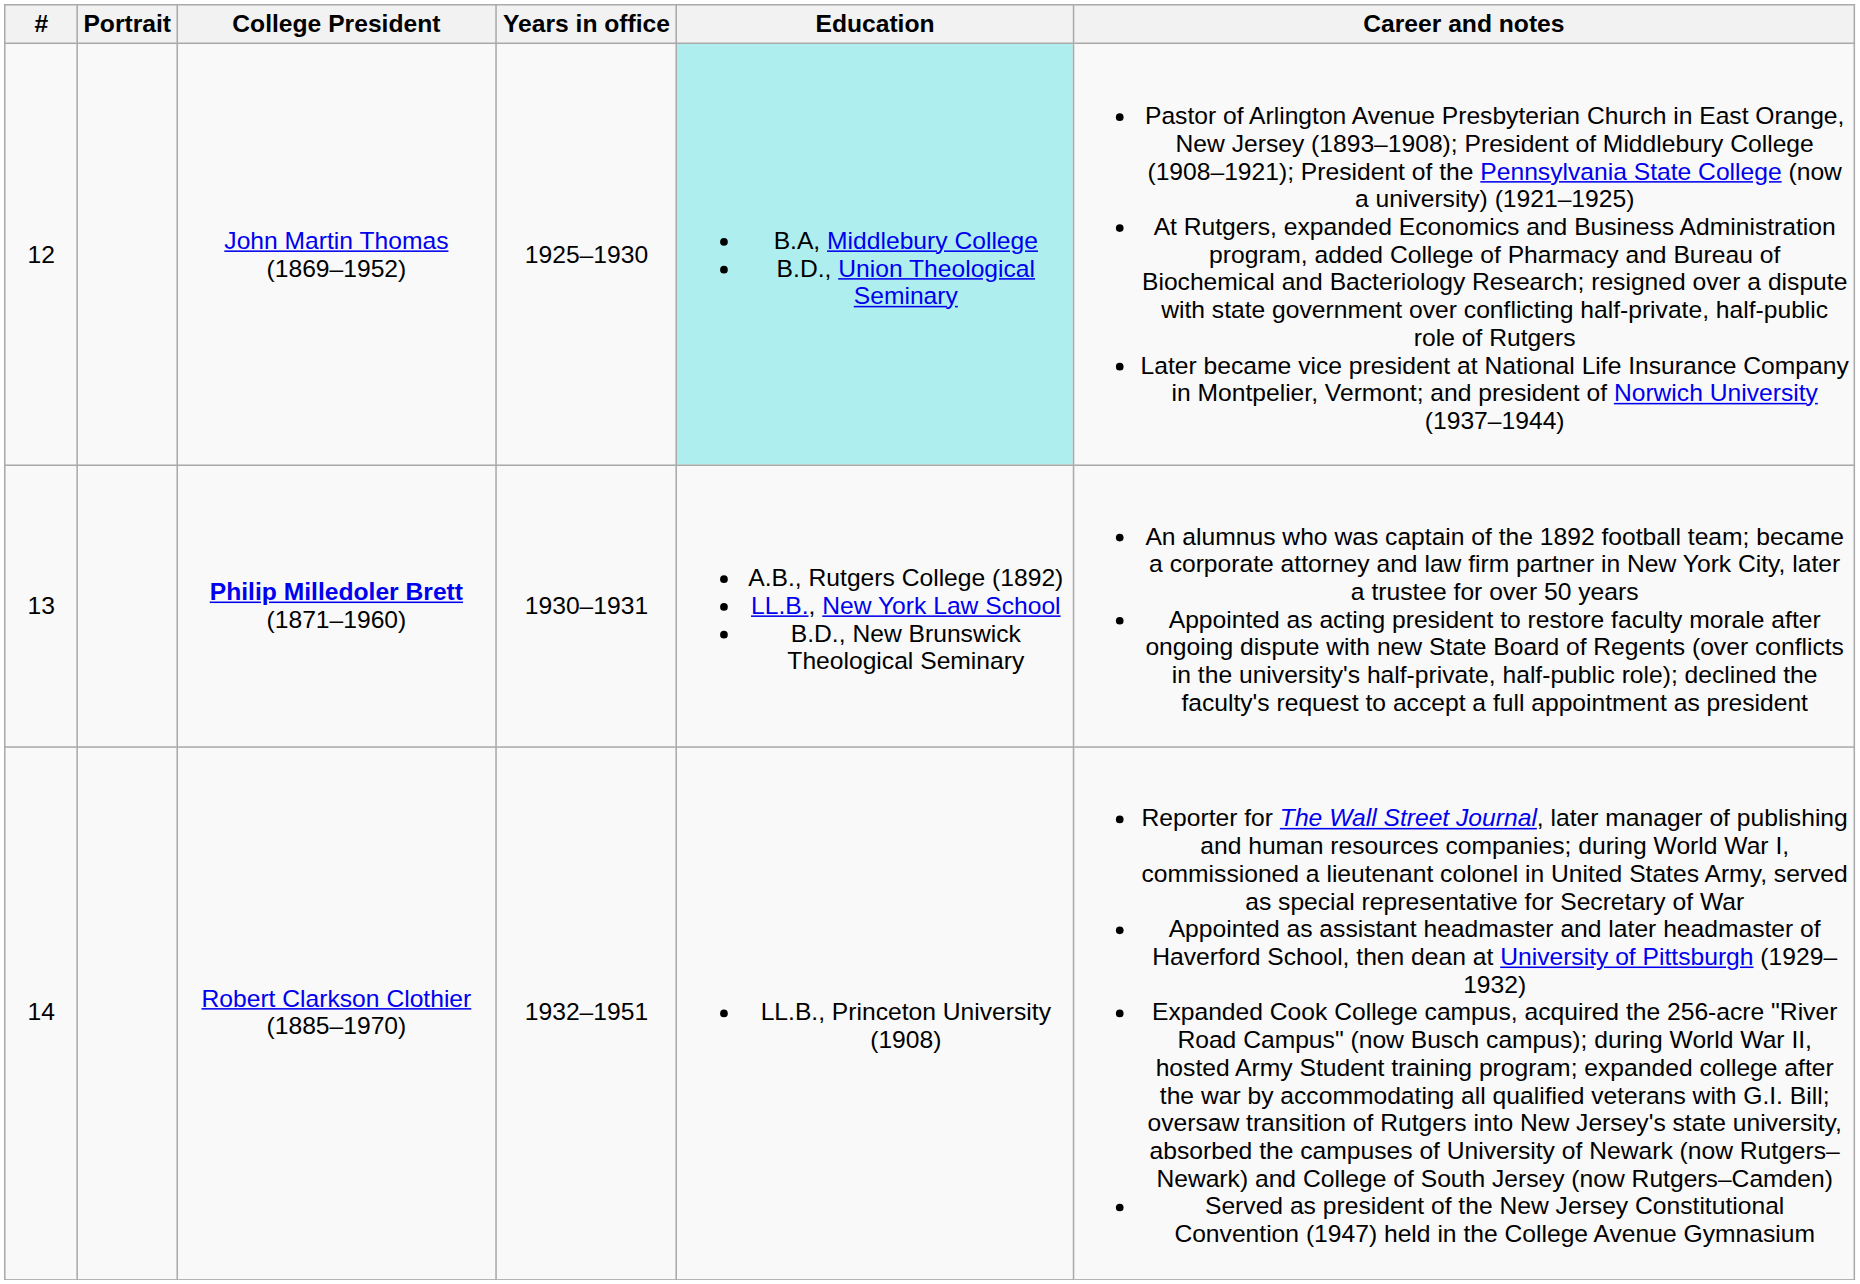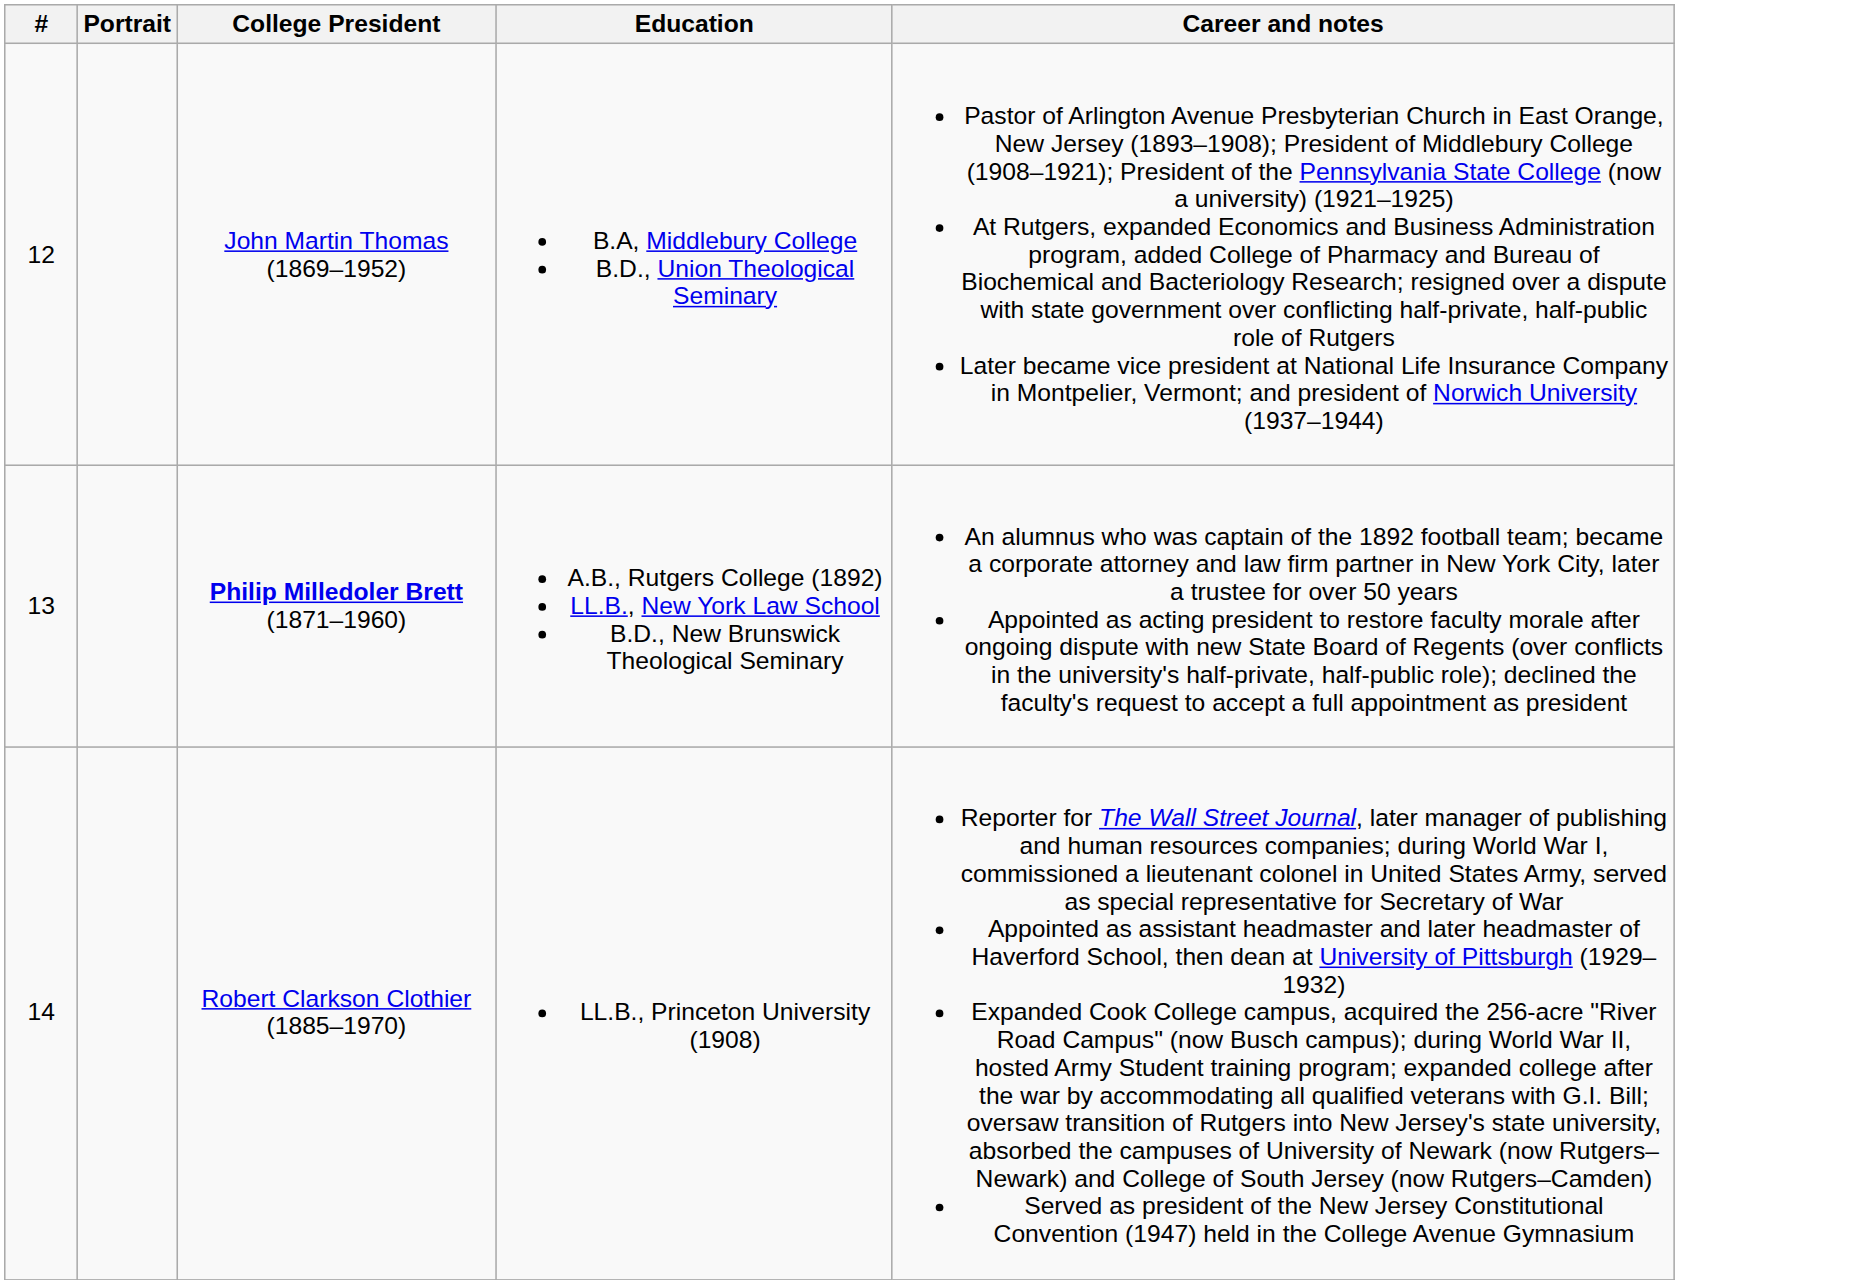- column: (586, 24)
(875, 268) paleturquoise background -> (694, 268) no background
